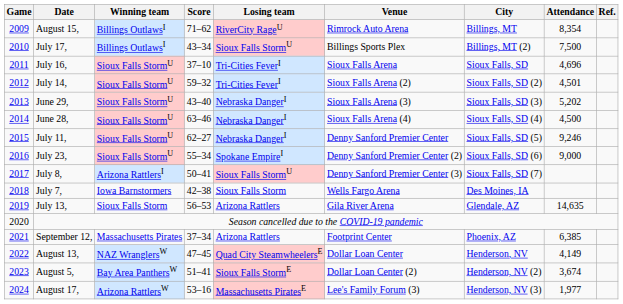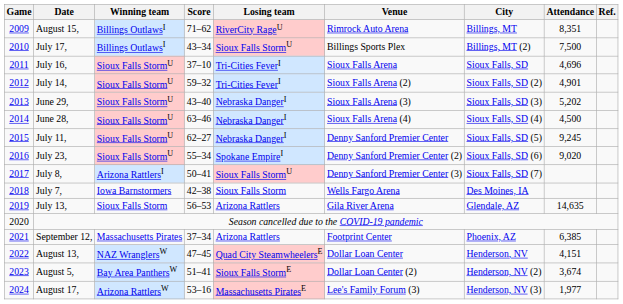(570, 29) 8,354 -> (570, 29) 8,351
(570, 83) 4,501 -> (570, 83) 4,901
(570, 137) 9,246 -> (570, 137) 9,245
(570, 155) 9,000 -> (570, 155) 9,020
(570, 254) 4,149 -> (570, 254) 4,151
